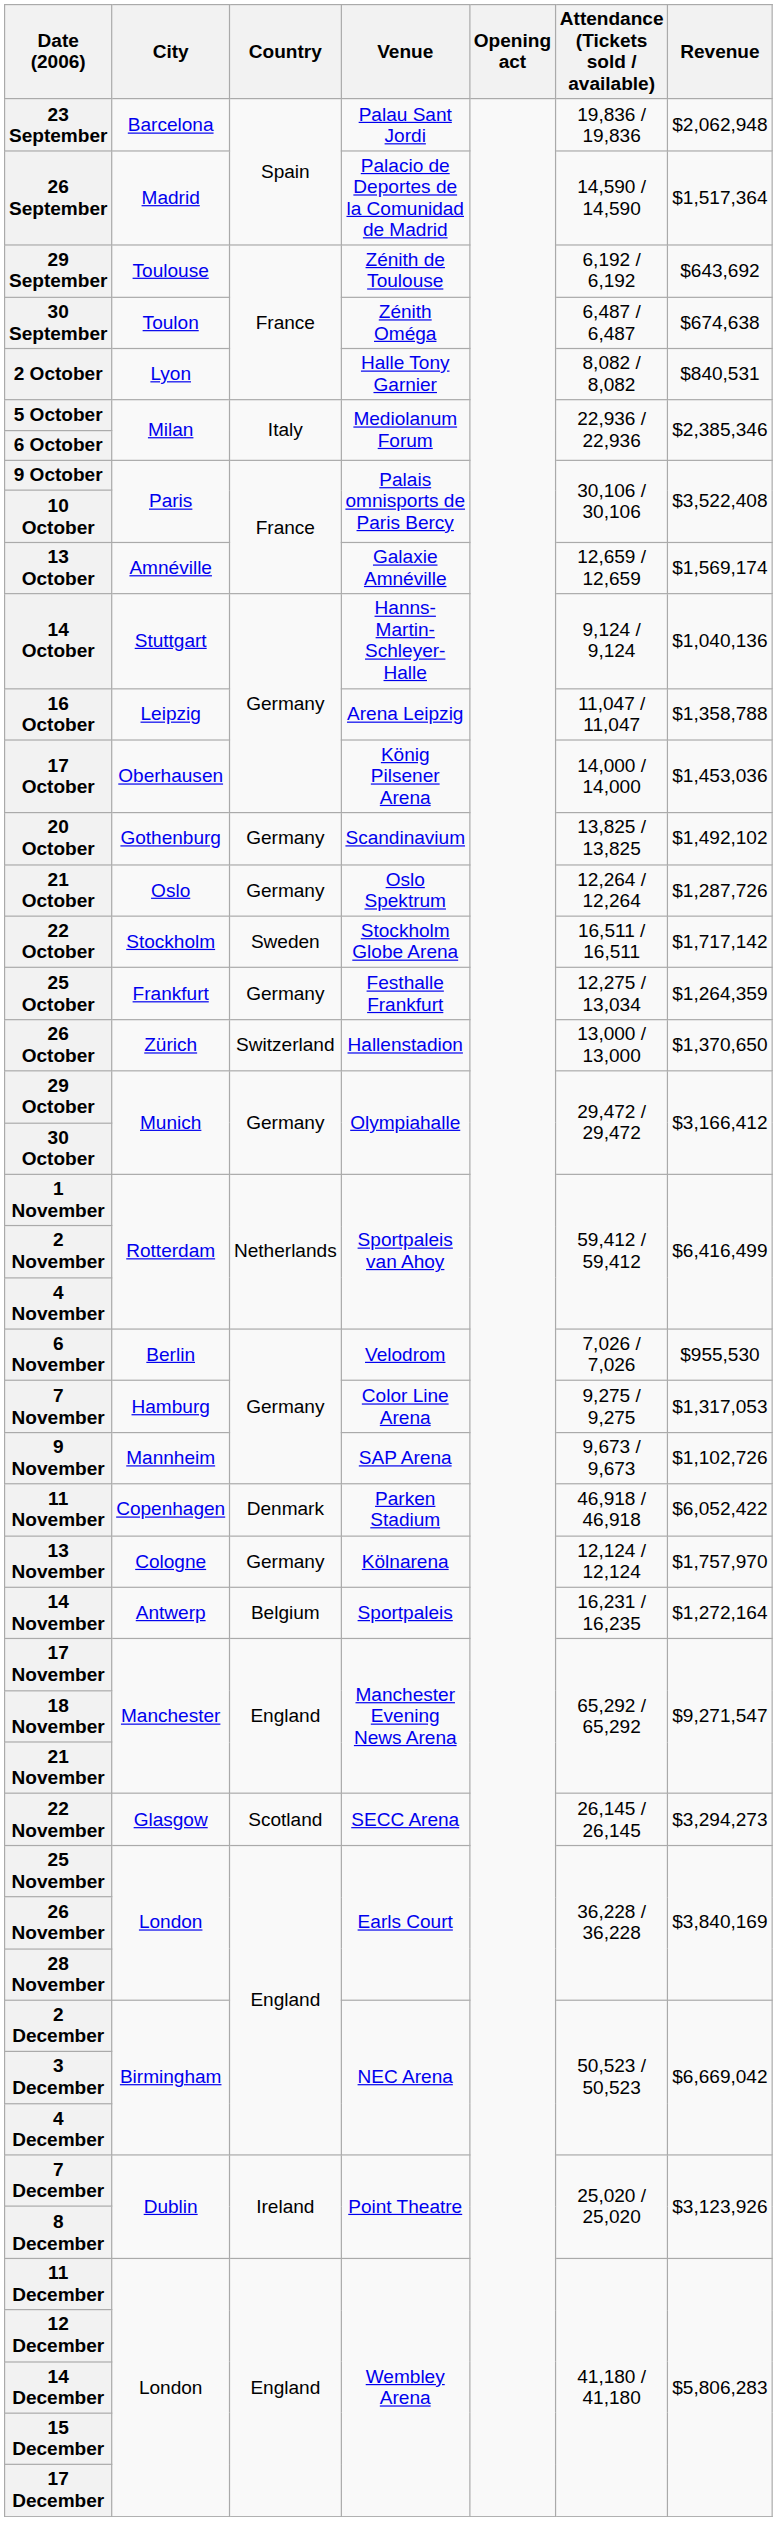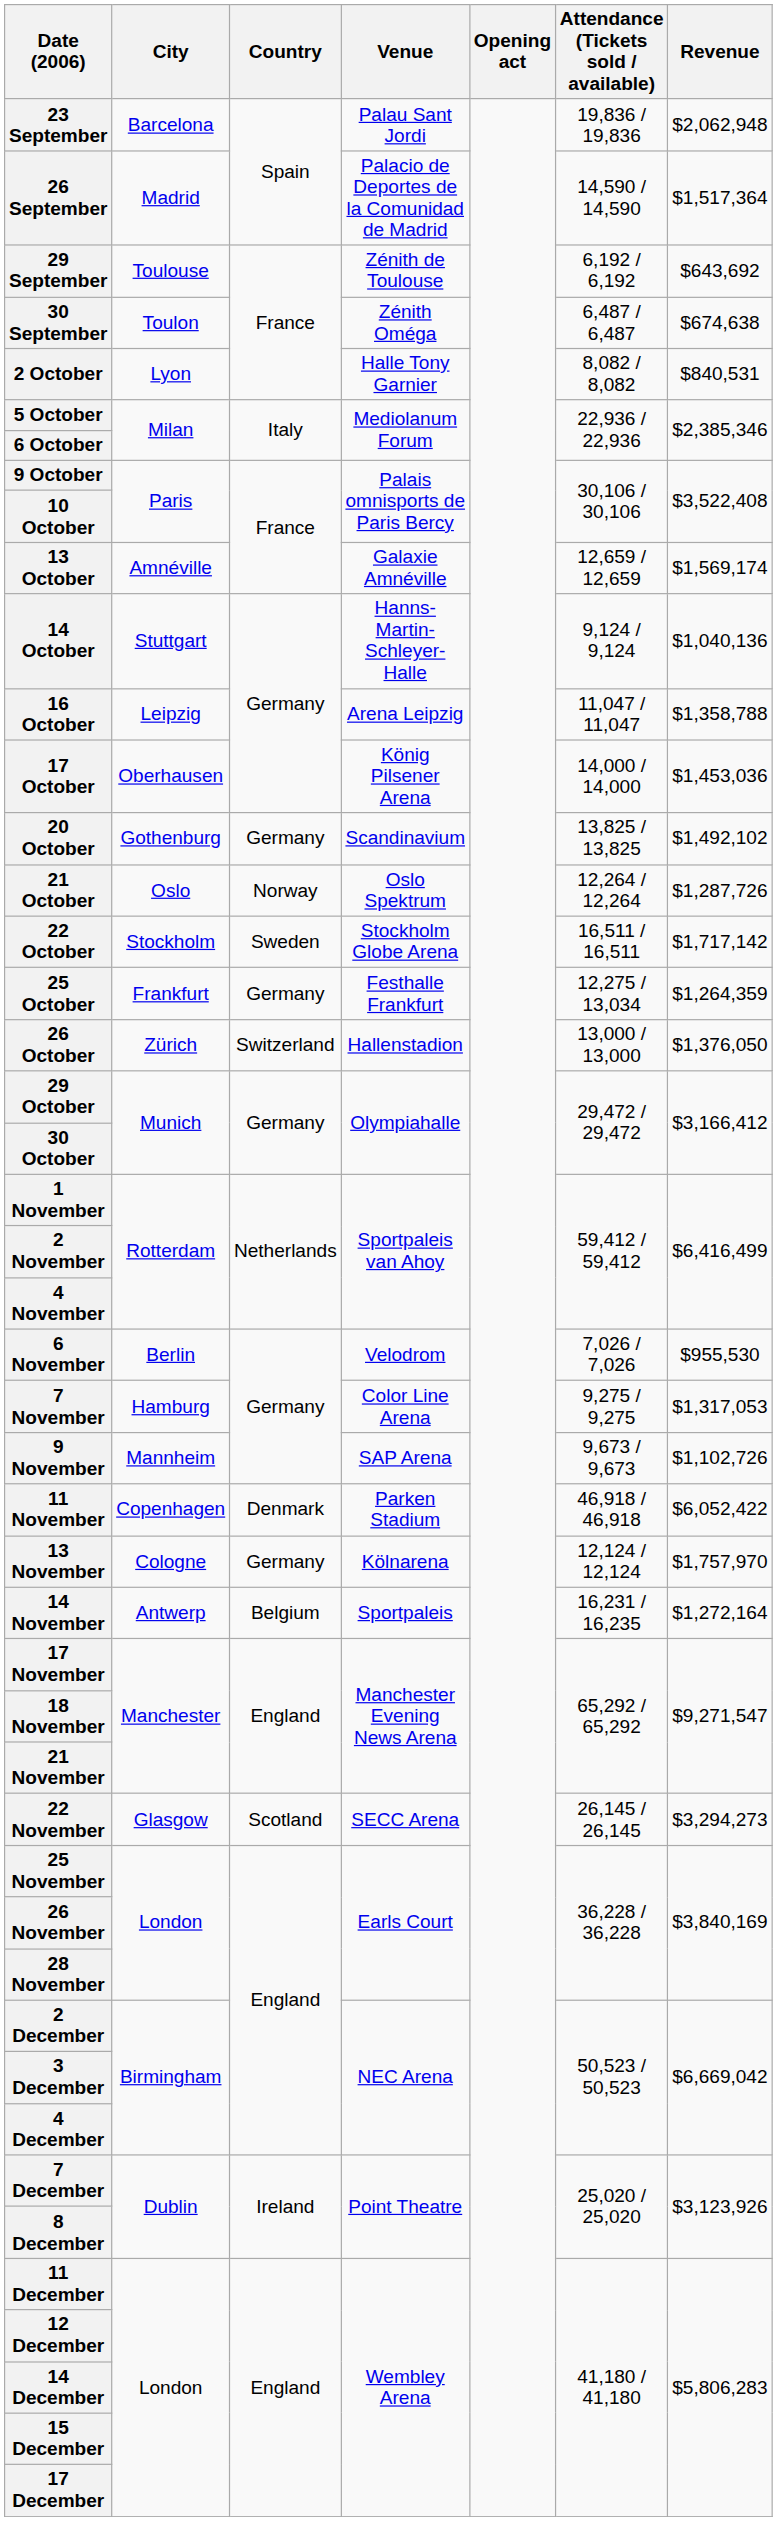(285, 890) Germany -> (285, 890) Norway
(720, 1045) $1,370,650 -> (720, 1045) $1,376,050
